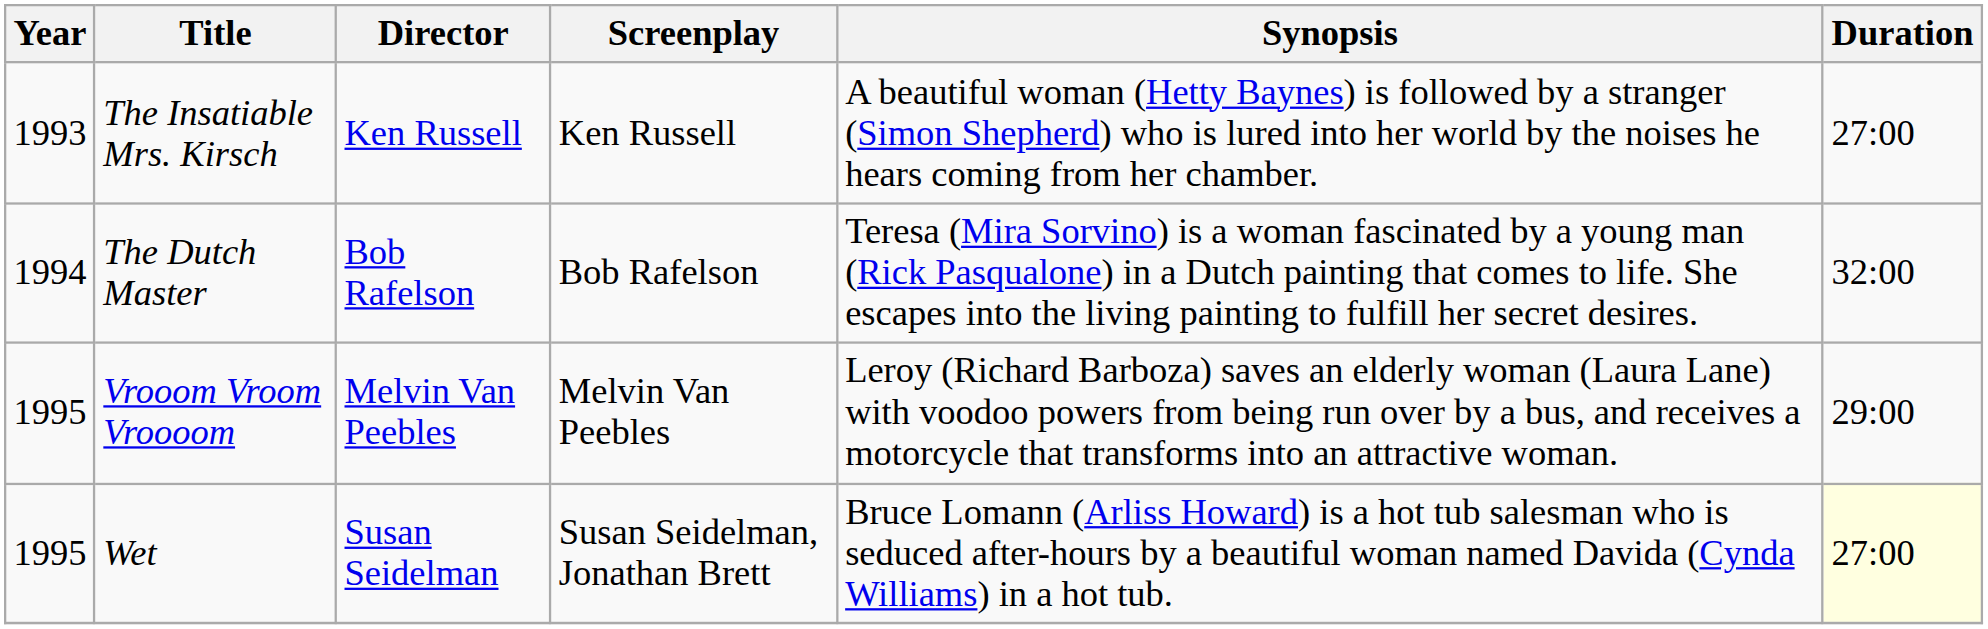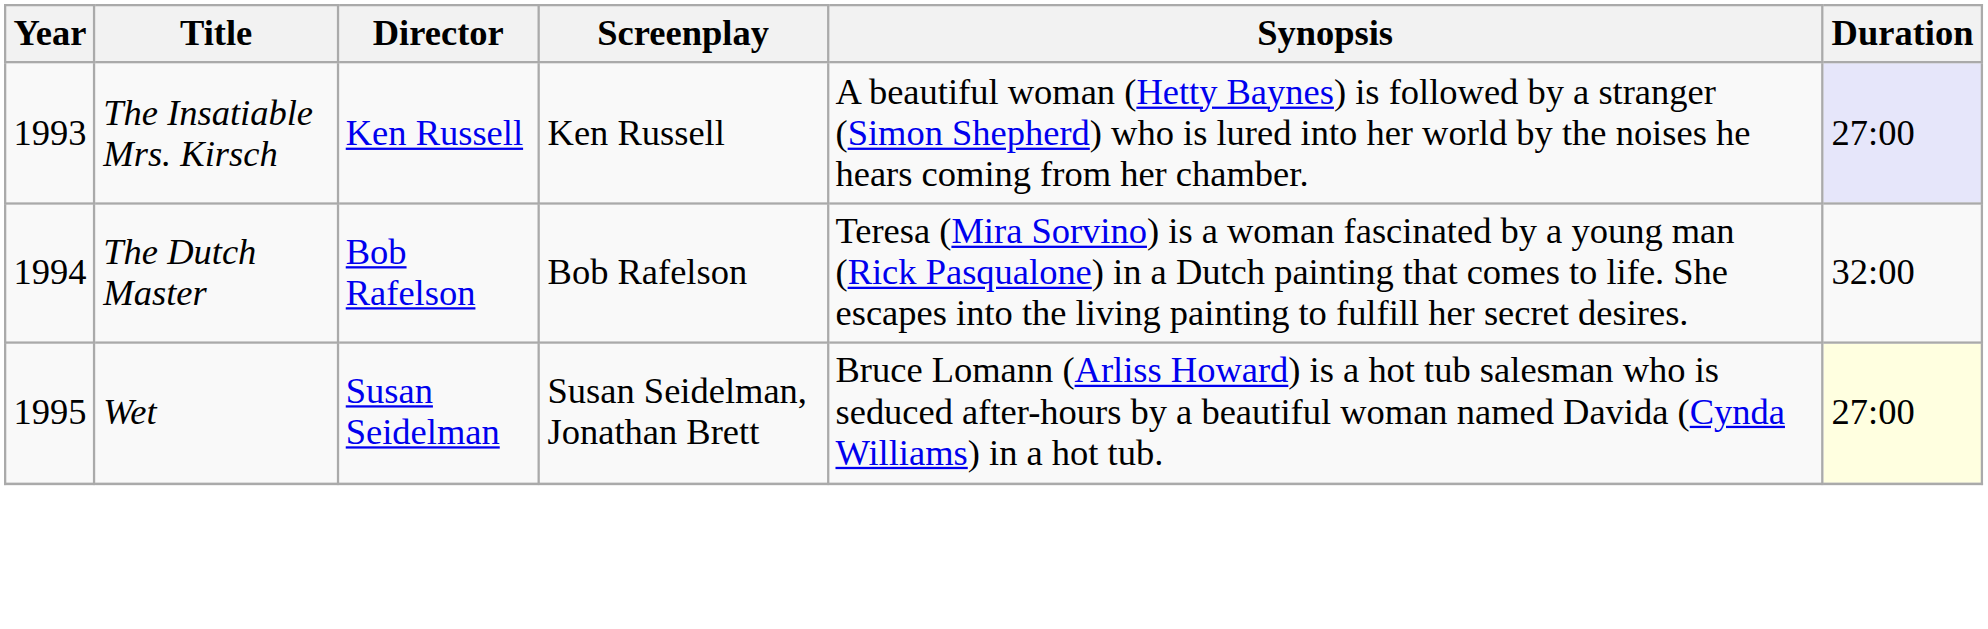(1873, 132) no background -> (1873, 132) lavender background
- row: (212, 412)
